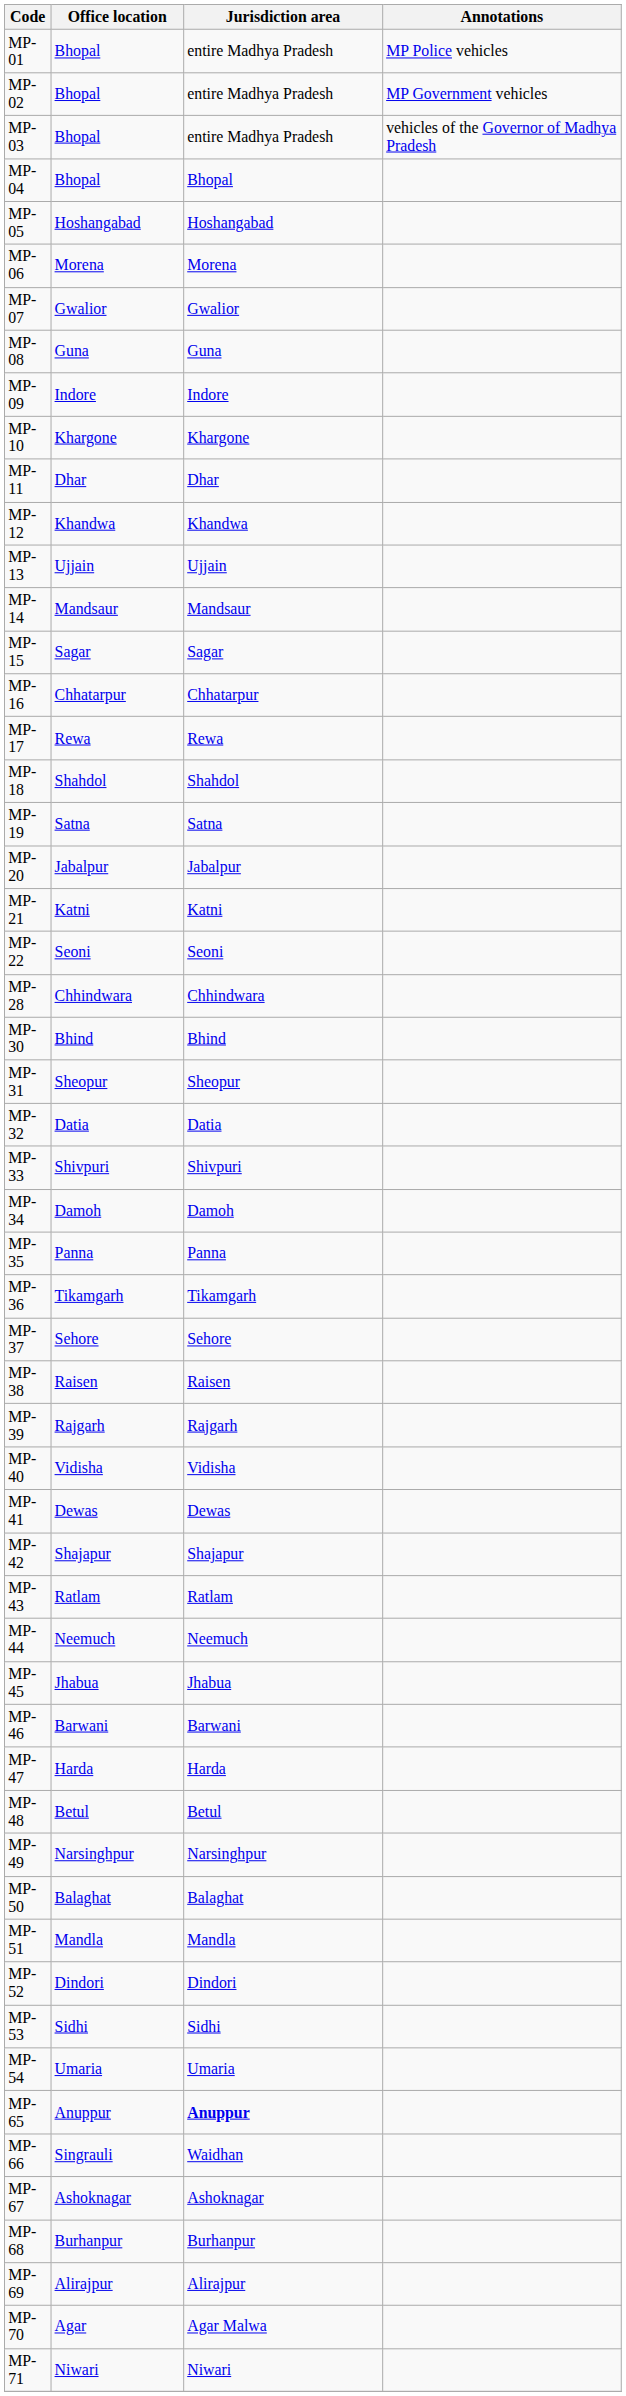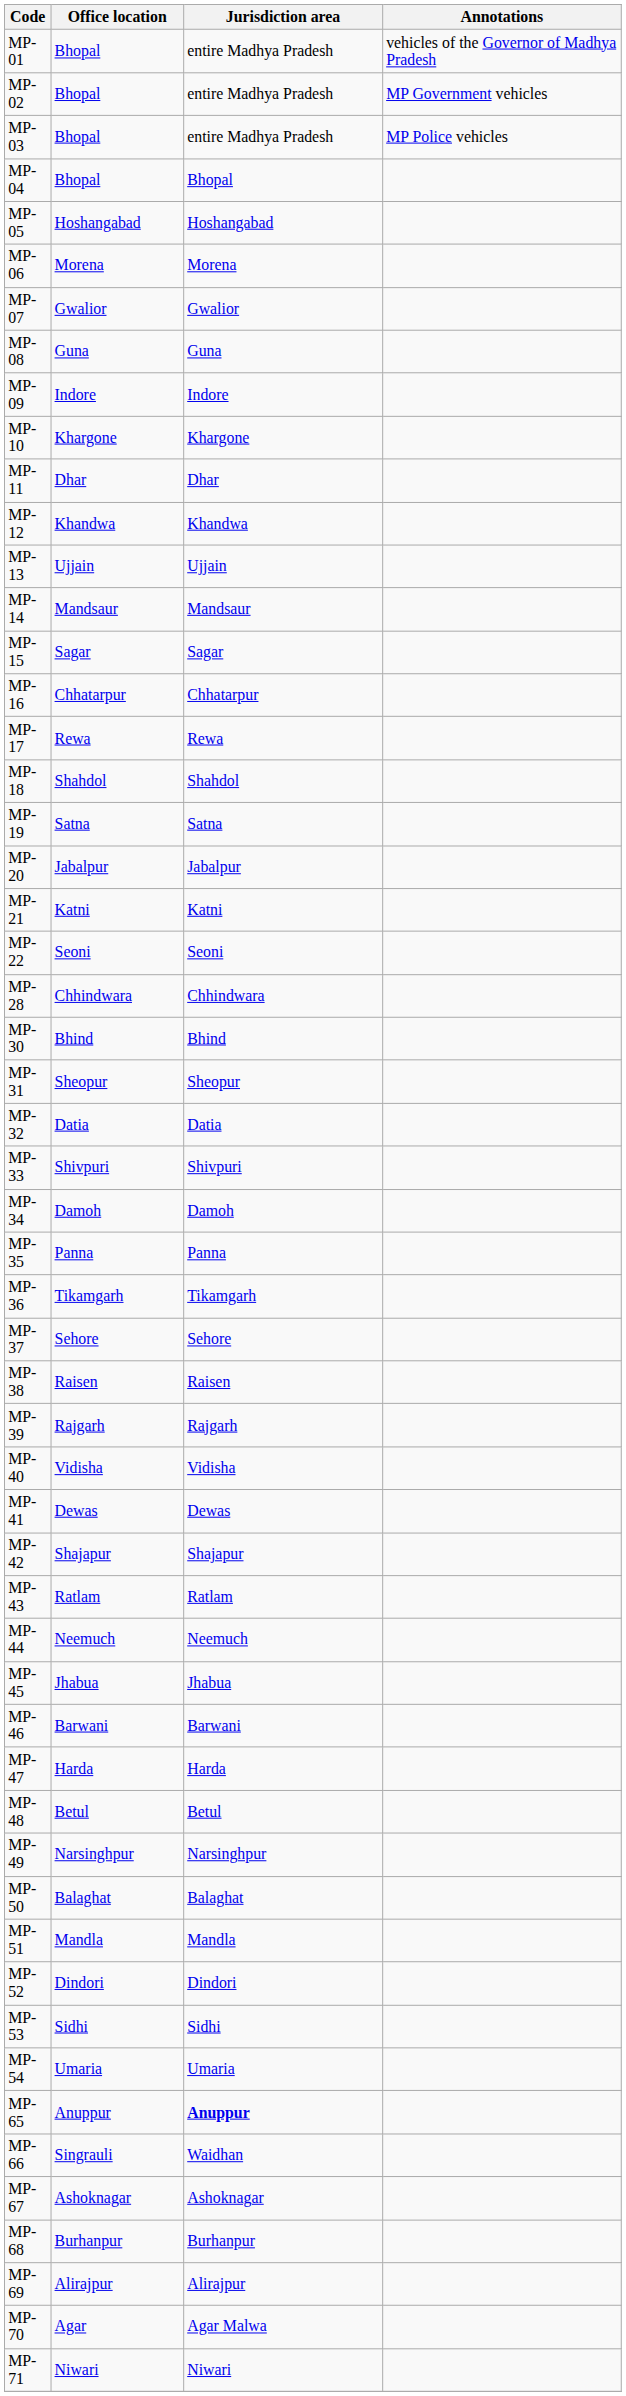(447, 51) MP Police vehicles -> (501, 51) vehicles of the Governor of Madhya Pradesh
(501, 136) vehicles of the Governor of Madhya Pradesh -> (447, 136) MP Police vehicles
